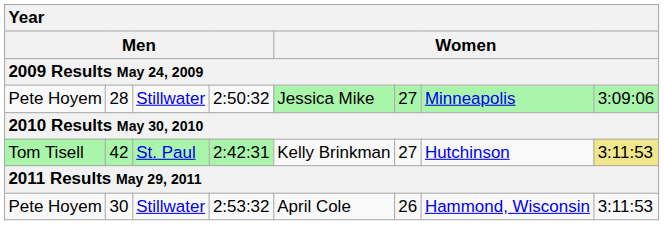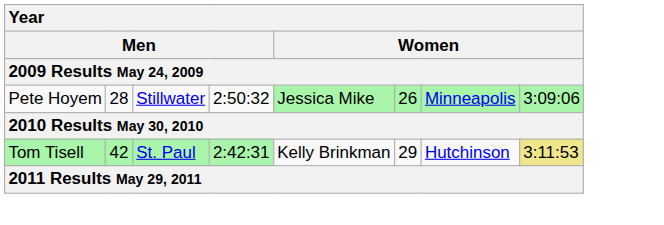(408, 98) 27 -> (408, 98) 26
(408, 152) 27 -> (408, 152) 29
- row: (119, 206)
